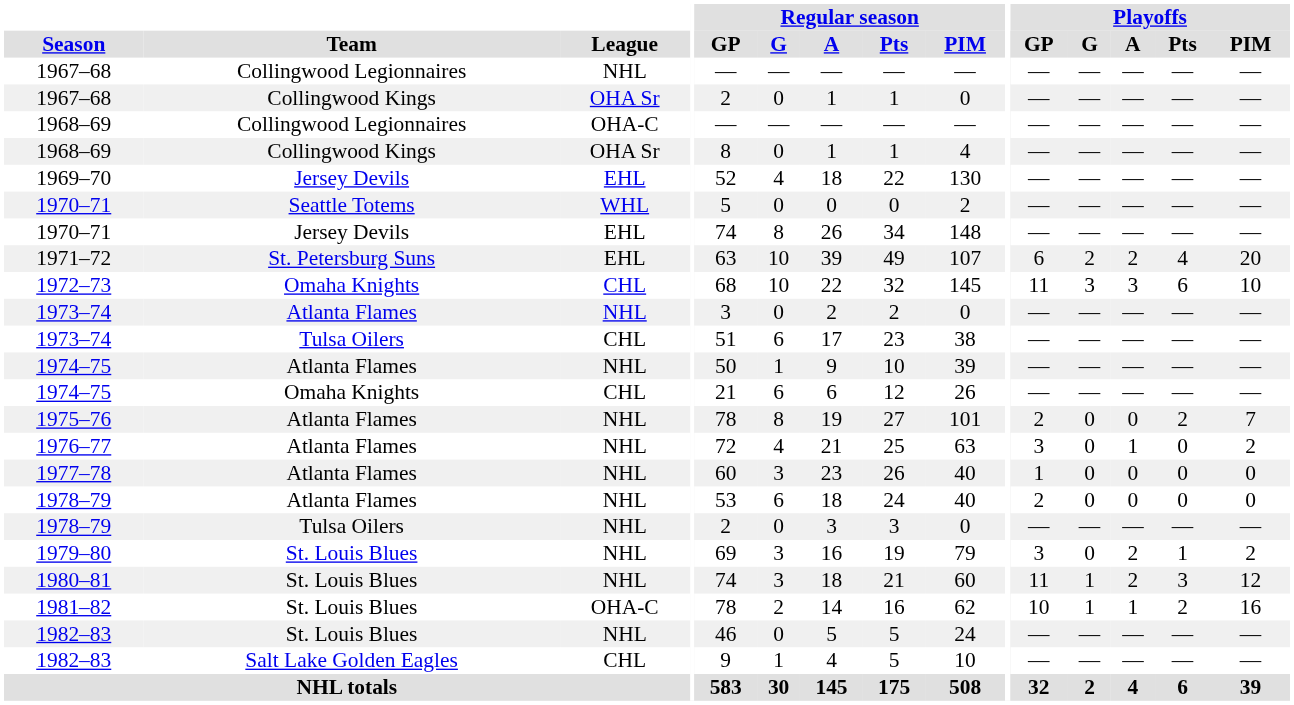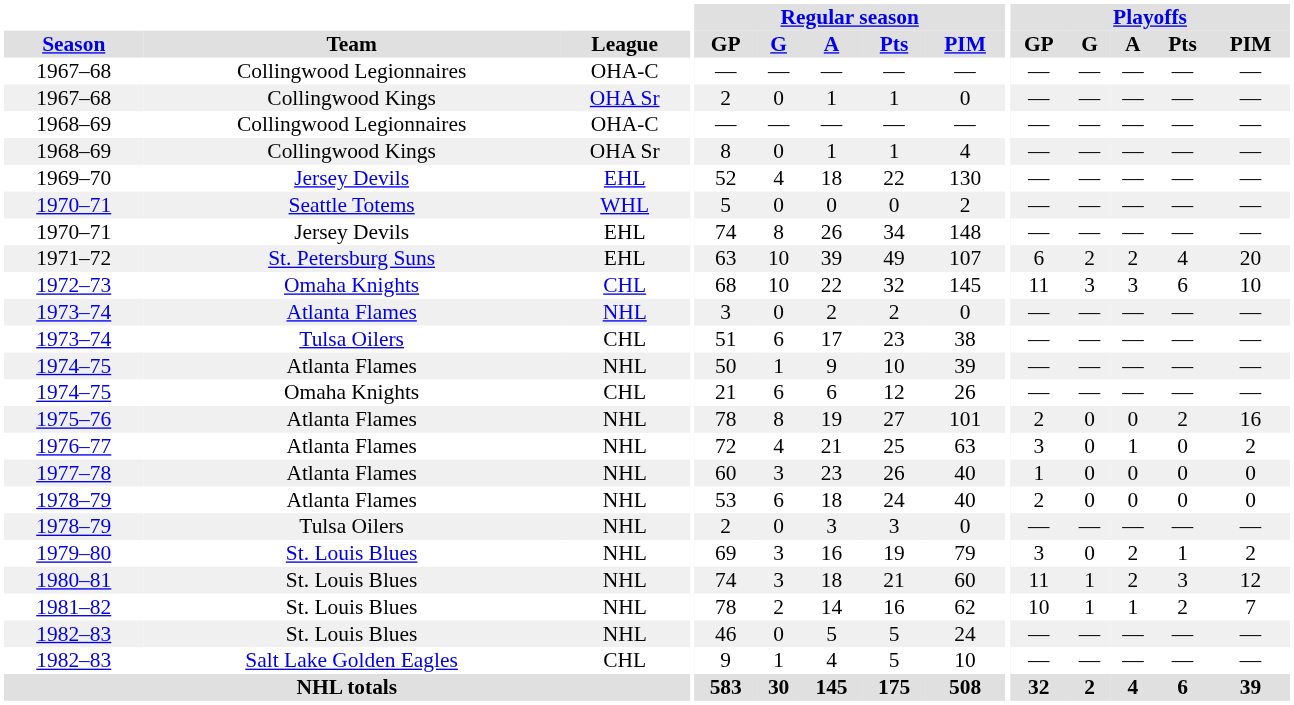(625, 70) NHL -> (625, 70) OHA-C
(1250, 419) 7 -> (1250, 419) 16
(625, 606) OHA-C -> (625, 606) NHL
(1250, 606) 16 -> (1250, 606) 7
